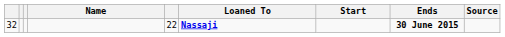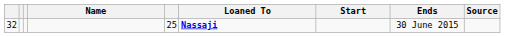(172, 26) 22 -> (172, 26) 25
(427, 26) bold -> (427, 26) normal
